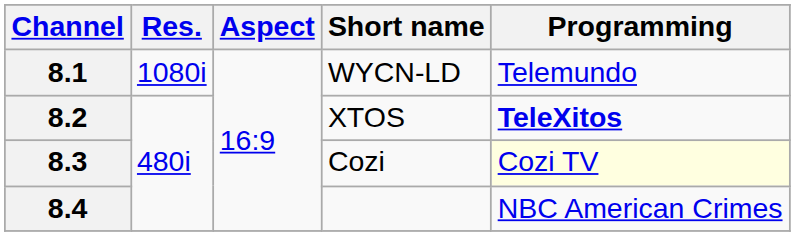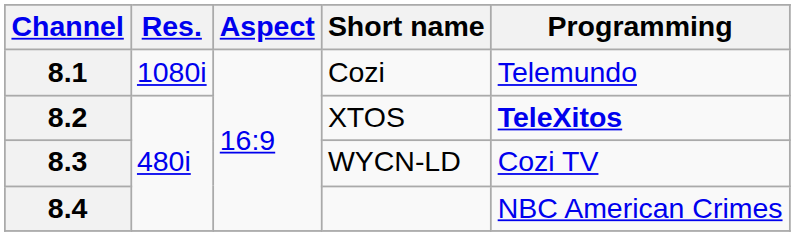(394, 72) WYCN-LD -> (356, 72) Cozi
(356, 162) Cozi -> (394, 162) WYCN-LD
(548, 162) lightyellow background -> (548, 162) no background
